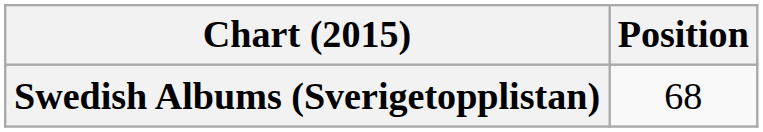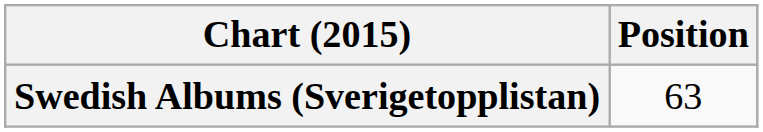(683, 95) 68 -> (683, 95) 63
